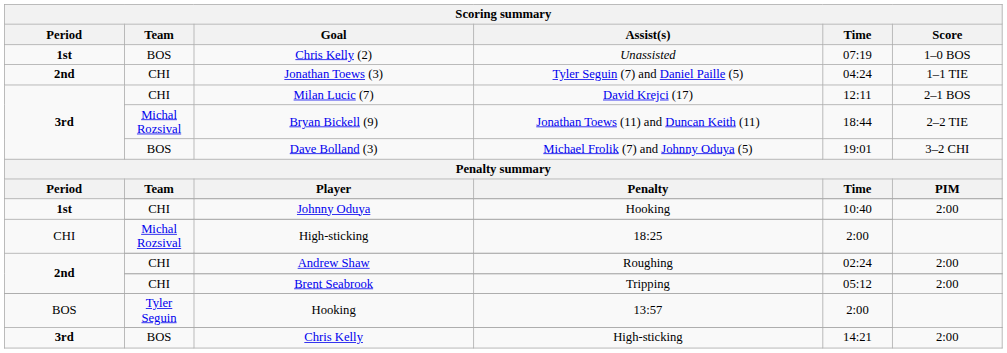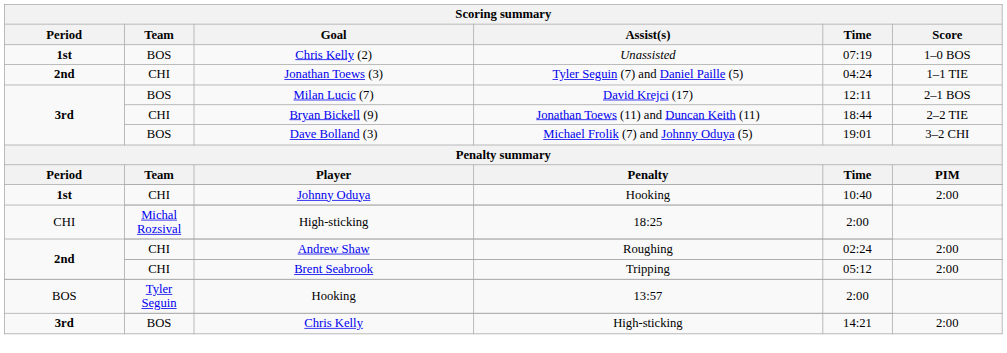(159, 94) CHI -> (159, 94) BOS
(159, 121) Michal Rozsival -> (159, 114) CHI
